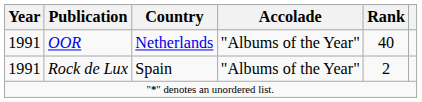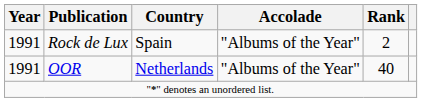rows swapped: (88, 68) <-> (65, 42)
